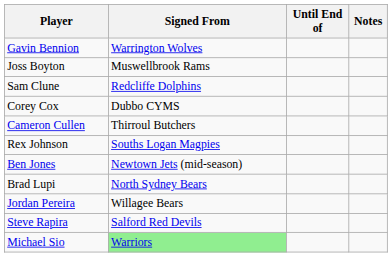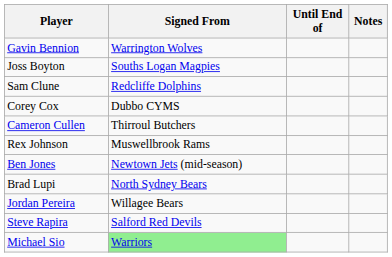(160, 67) Muswellbrook Rams -> (166, 67) Souths Logan Magpies
(166, 145) Souths Logan Magpies -> (160, 145) Muswellbrook Rams
